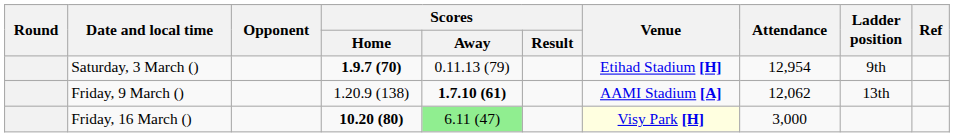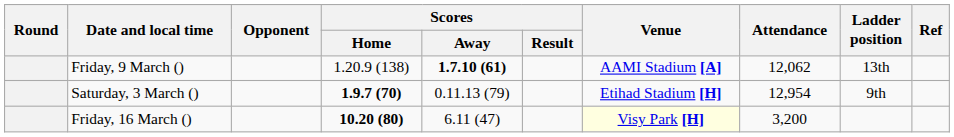rows swapped: (135, 68) <-> (128, 93)
(472, 119) lightgreen background -> (472, 119) no background
(790, 119) 3,000 -> (790, 119) 3,200
